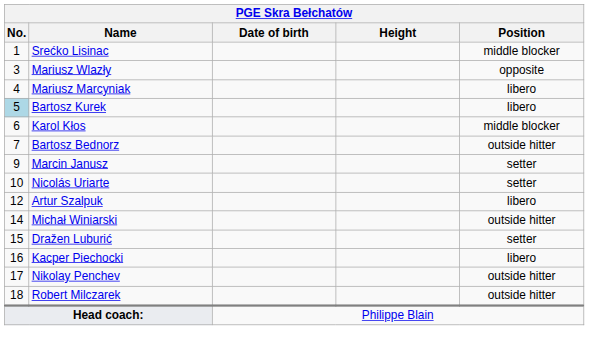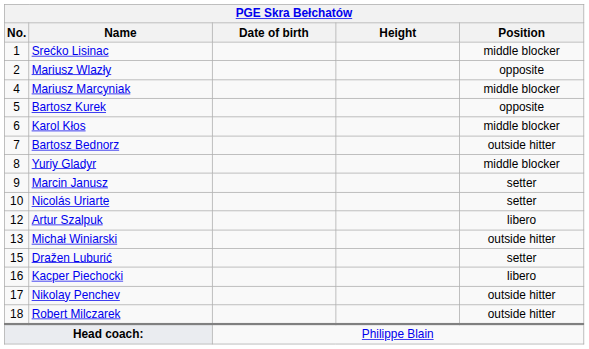(17, 70) 3 -> (17, 70) 2
(522, 88) libero -> (522, 88) middle blocker
(17, 107) lightblue background -> (17, 107) no background
(522, 107) libero -> (522, 107) opposite
+ row: (64, 164)
(17, 220) 14 -> (17, 239) 13
